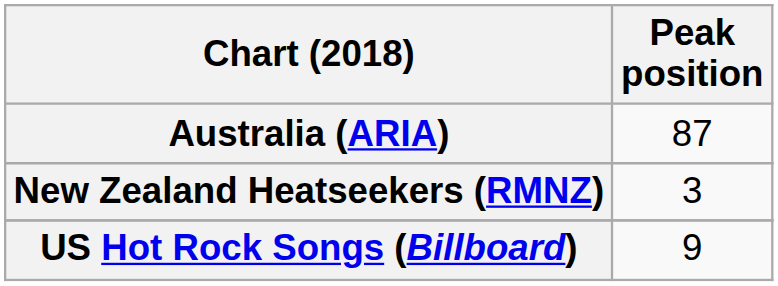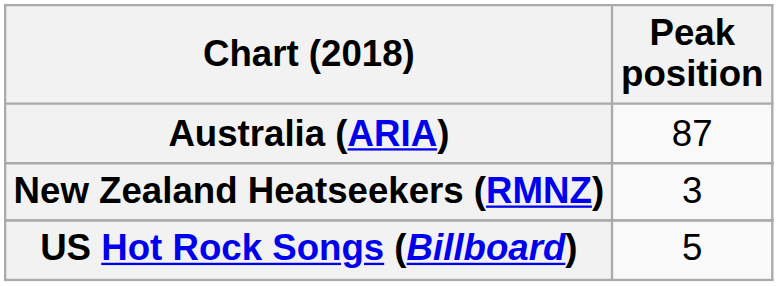(692, 249) 9 -> (692, 249) 5
